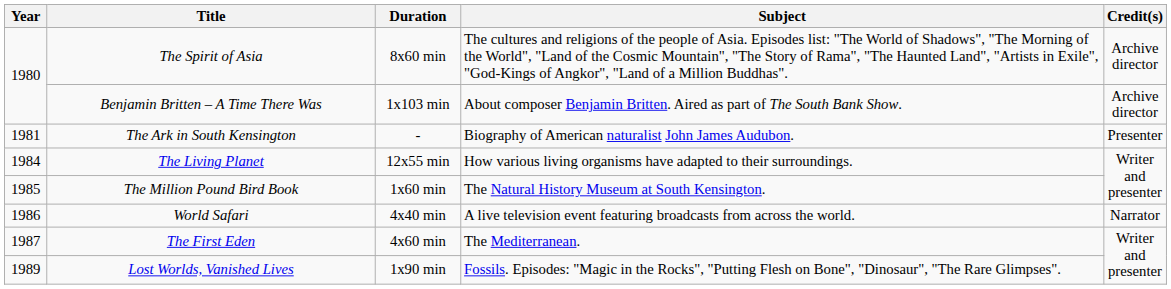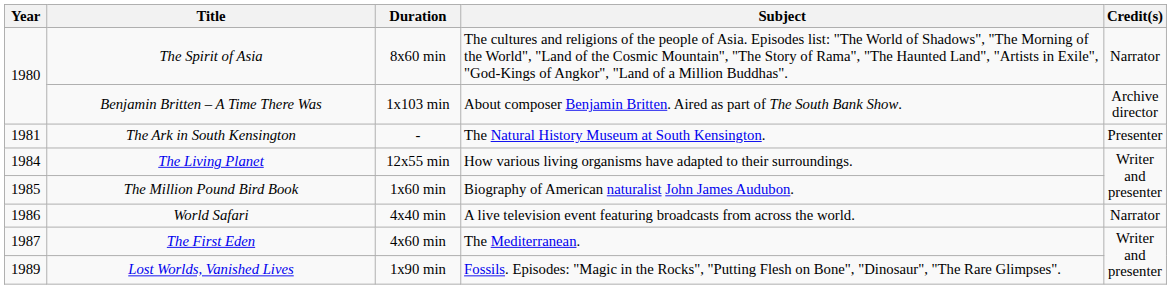(1135, 56) Archive director -> (1135, 56) Narrator
(629, 135) Biography of American naturalist John James Audubon. -> (615, 135) The Natural History Museum at South Kensington.
(615, 189) The Natural History Museum at South Kensington. -> (629, 189) Biography of American naturalist John James Audubon.
